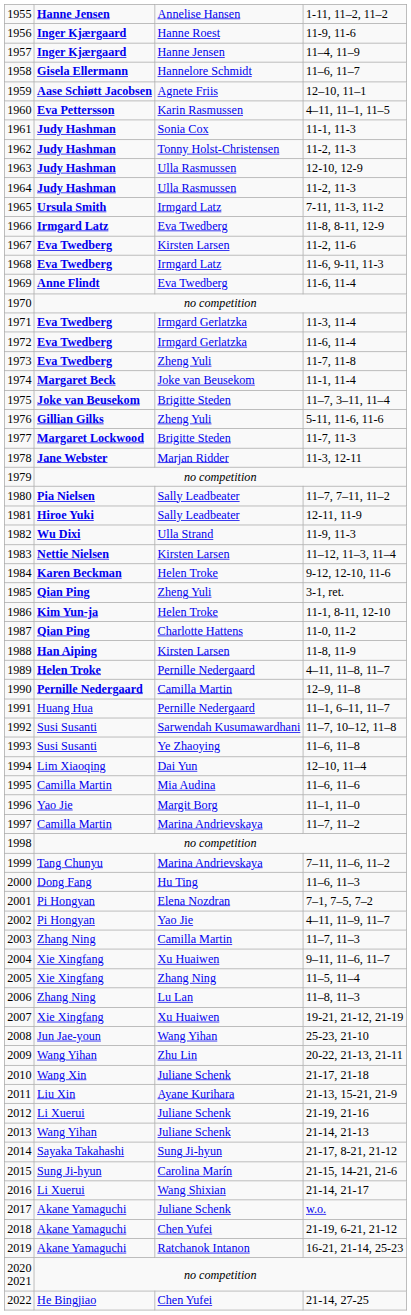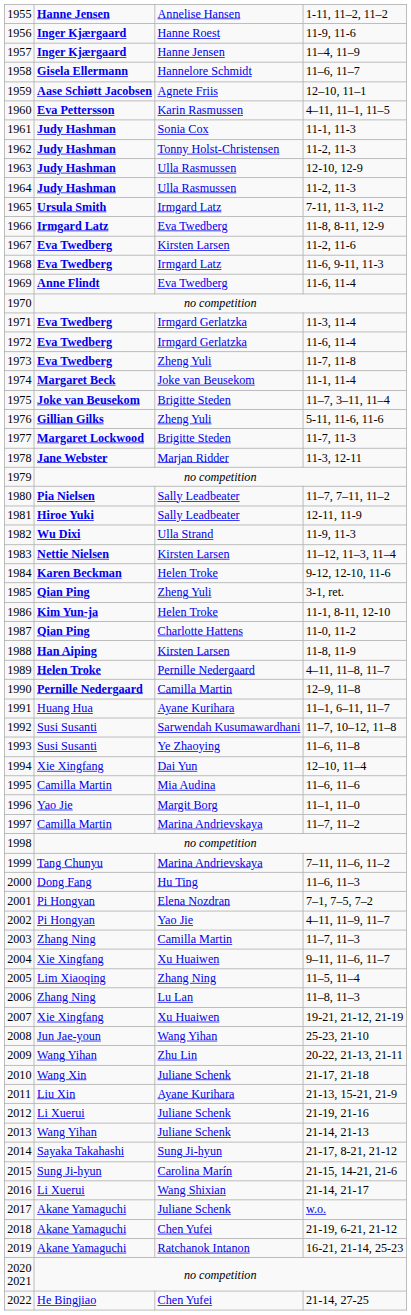(206, 708) Pernille Nedergaard -> (196, 708) Ayane Kurihara
(71, 766) Lim Xiaoqing -> (70, 766) Xie Xingfang
(70, 978) Xie Xingfang -> (71, 978) Lim Xiaoqing
